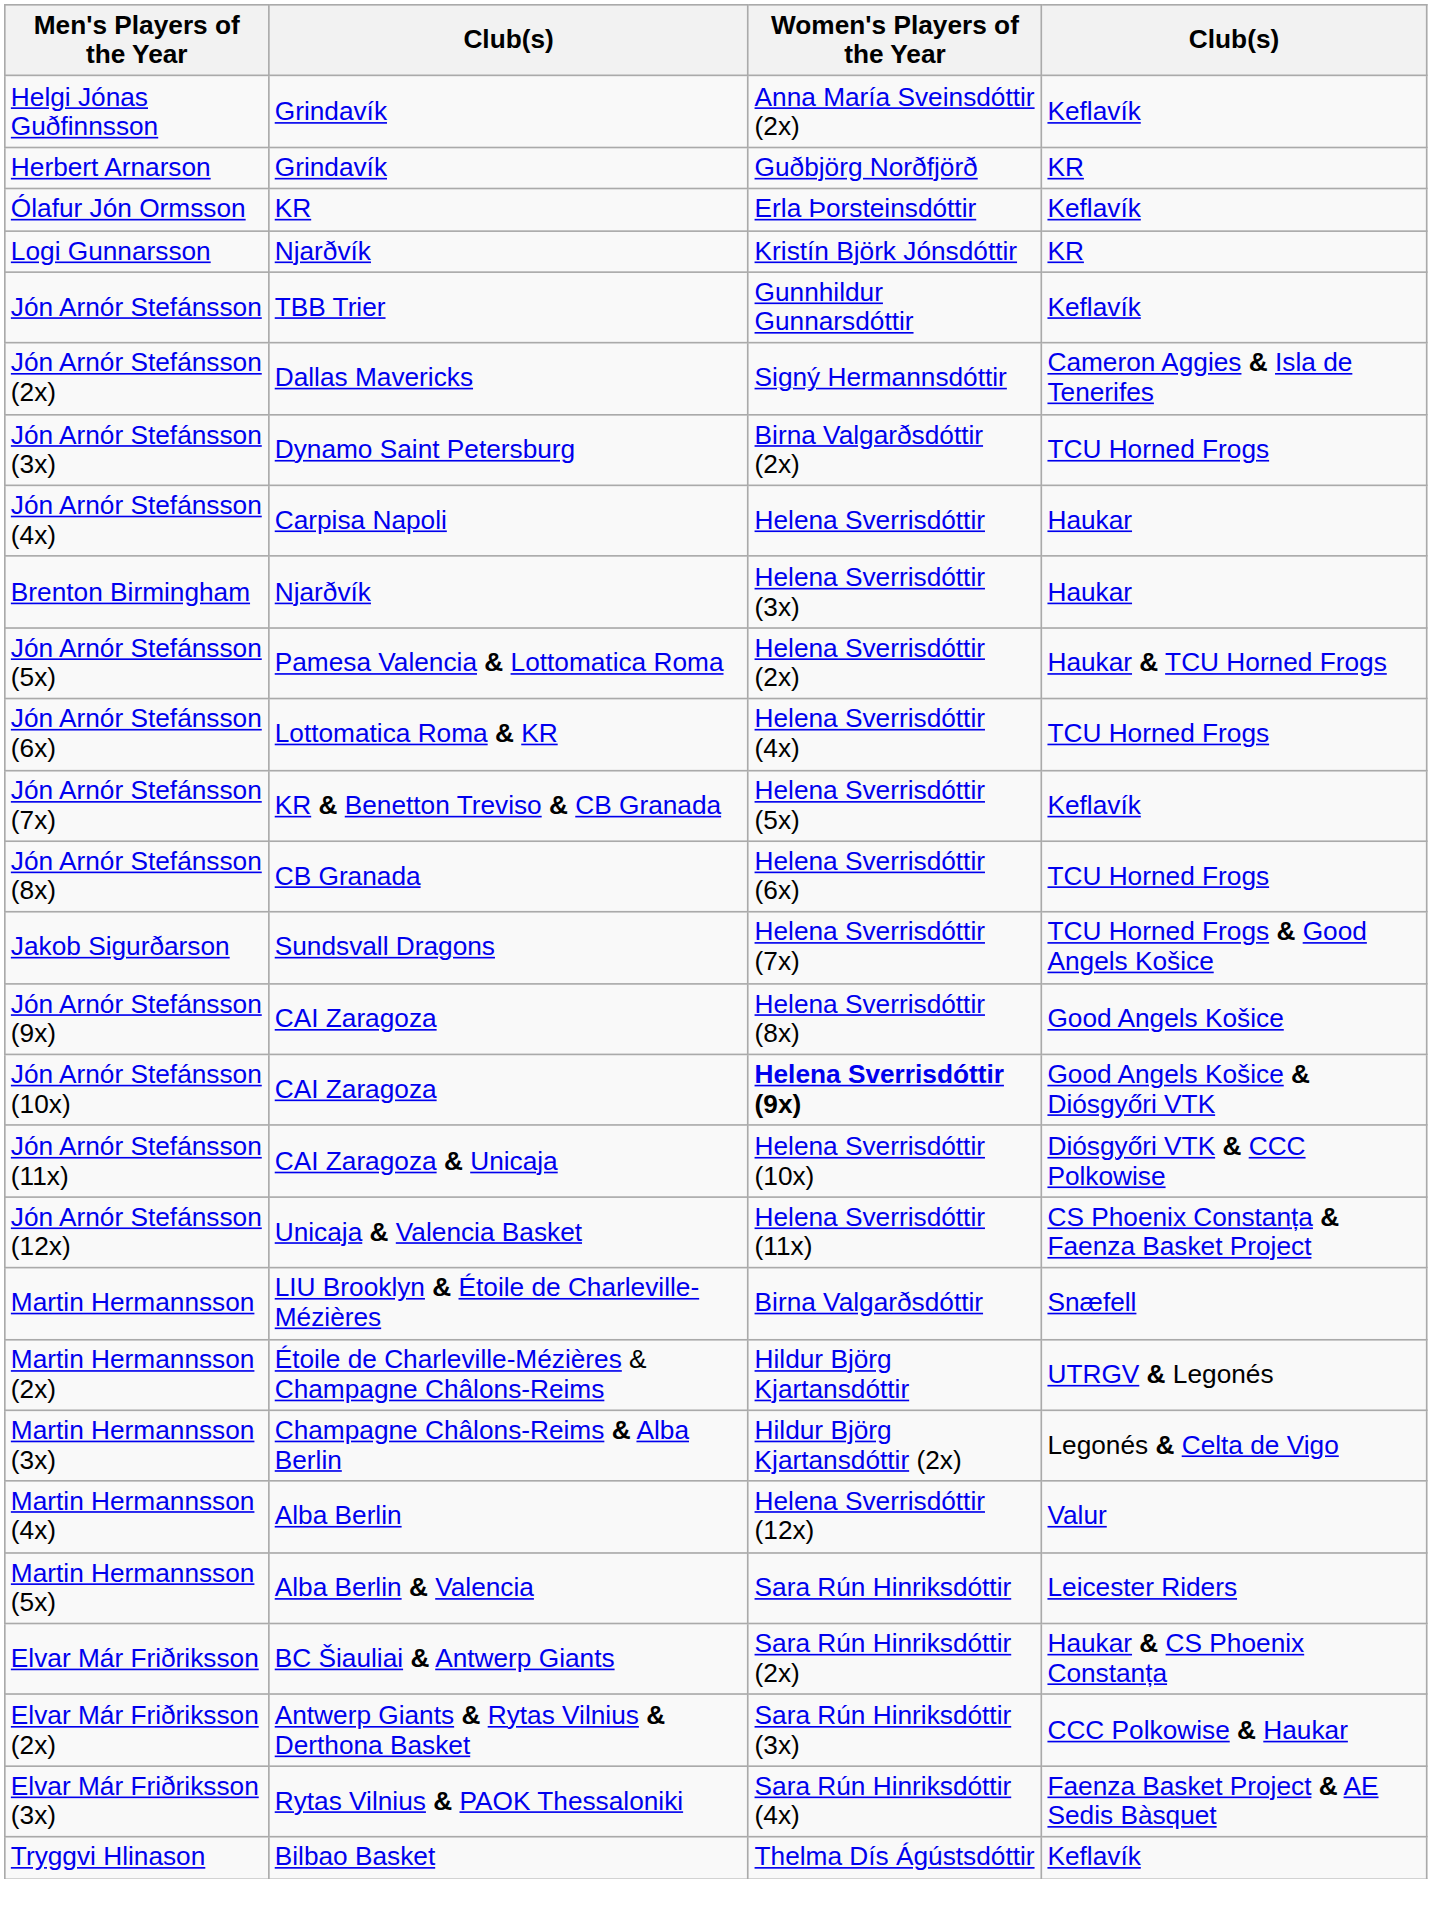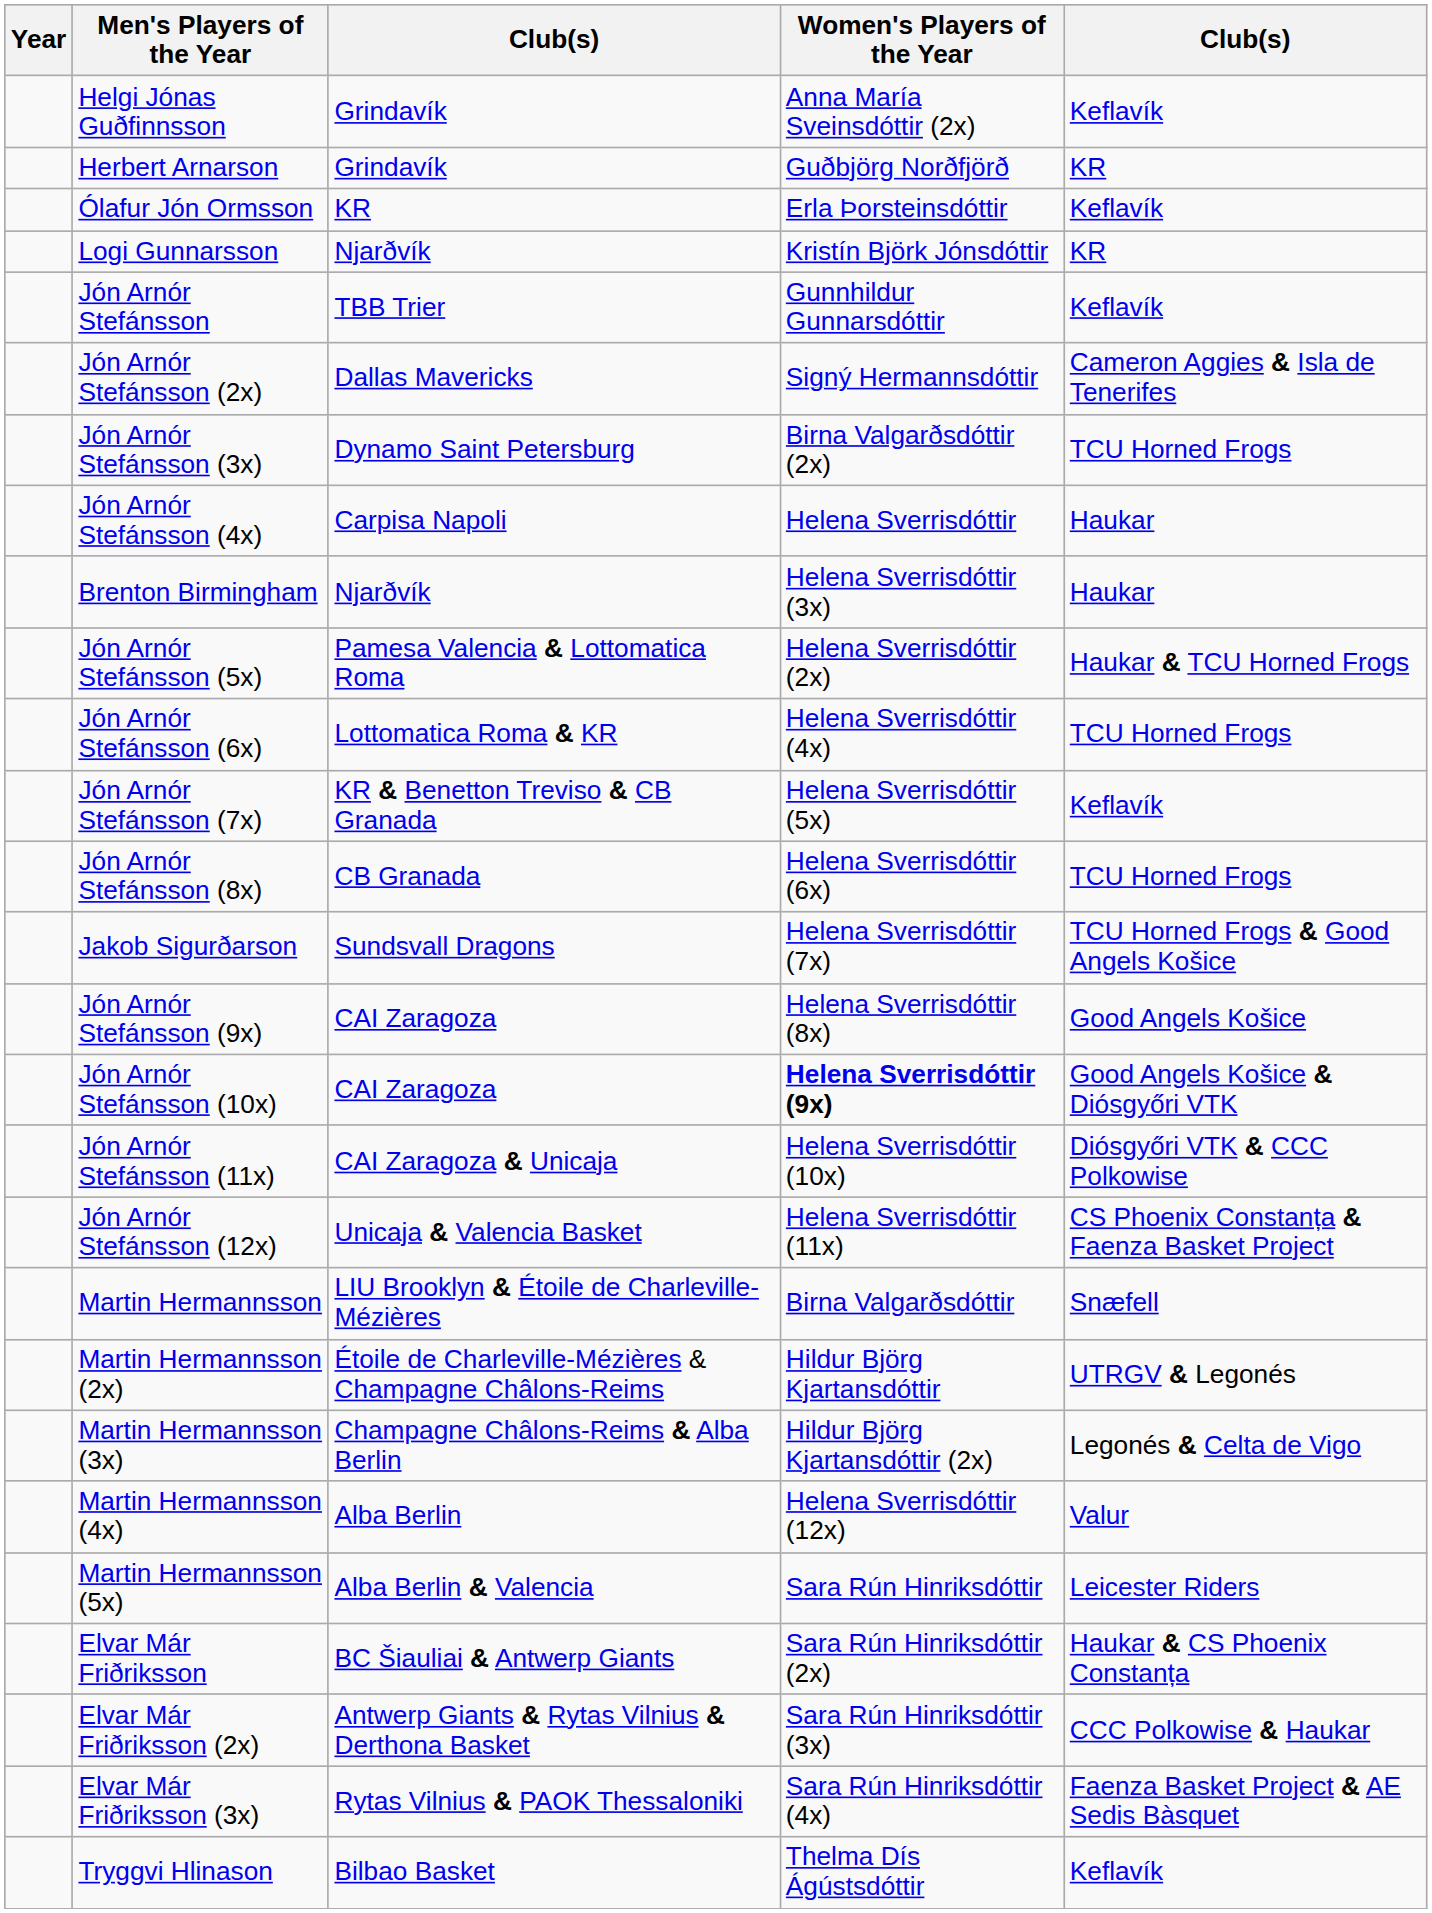+ column: (39, 40)
